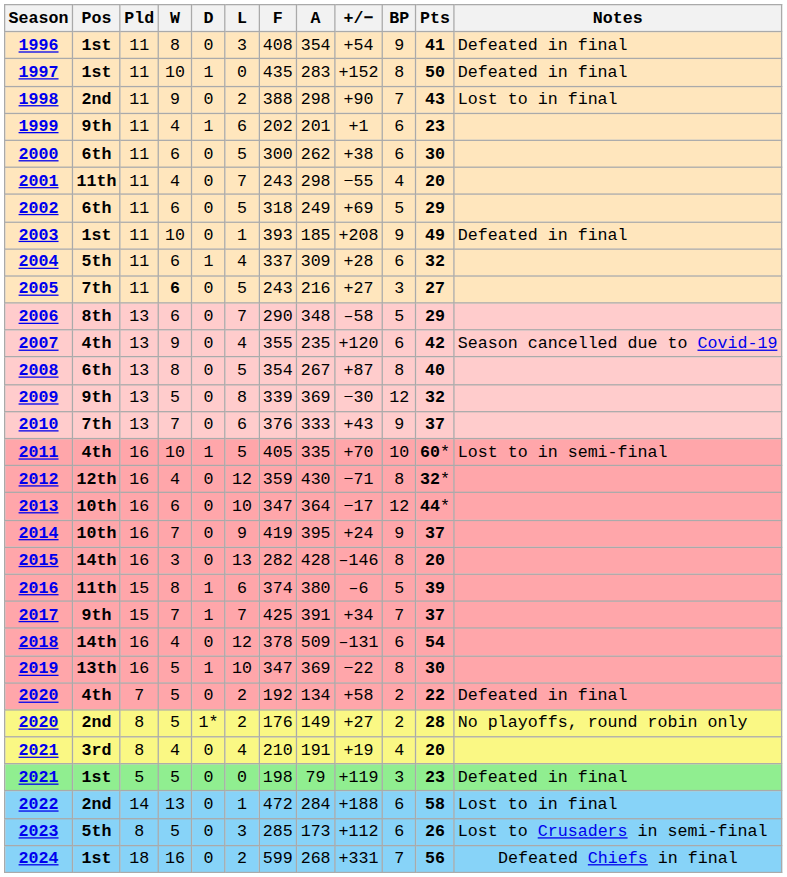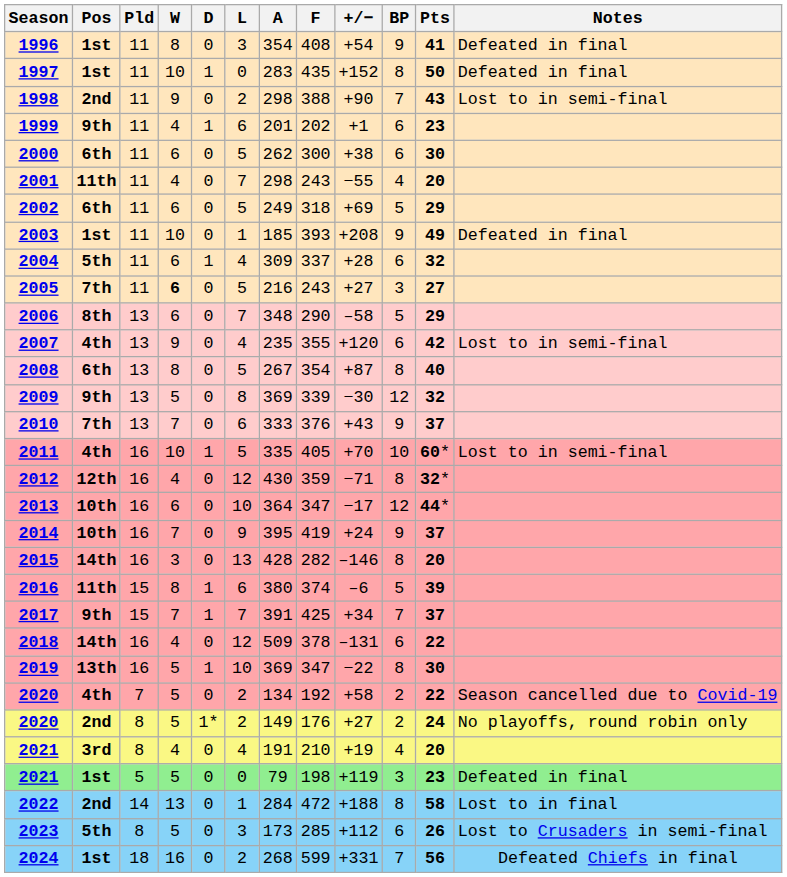columns swapped: (278, 18) <-> (316, 18)
(538, 100) Lost to in final -> (563, 100) Lost to in semi-final
(618, 344) Season cancelled due to Covid-19 -> (563, 344) Lost to in semi-final
(435, 642) 54 -> (435, 642) 22
(543, 696) Defeated in final -> (618, 696) Season cancelled due to Covid-19
(435, 723) 28 -> (435, 723) 24
(399, 805) 6 -> (399, 805) 8
